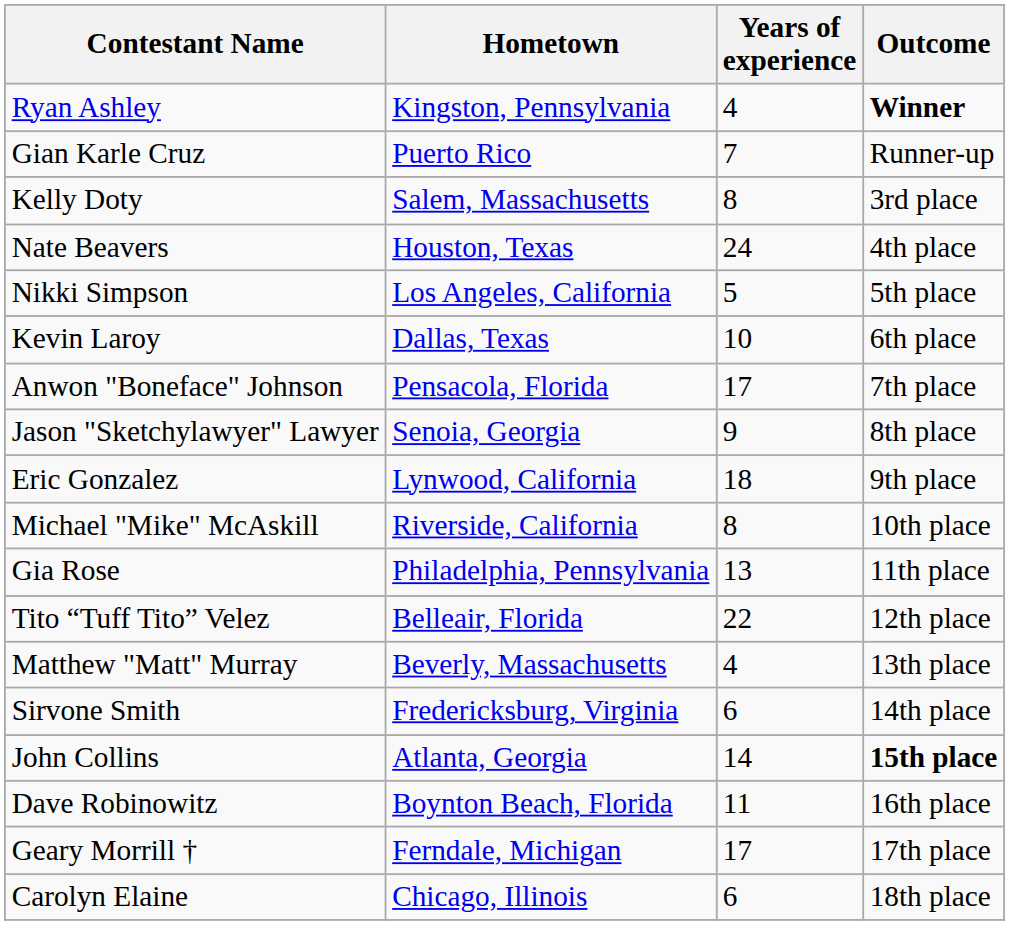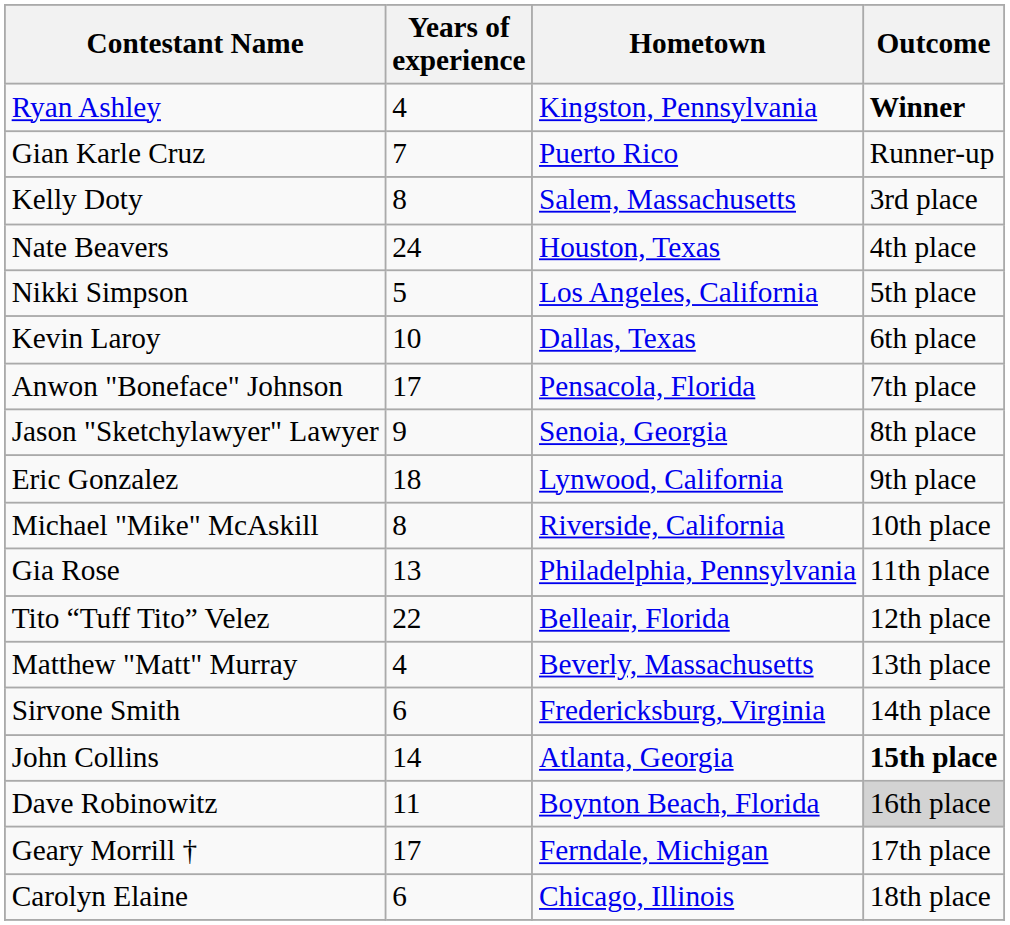columns swapped: (790, 44) <-> (551, 44)
(930, 803) no background -> (930, 803) lightgrey background
